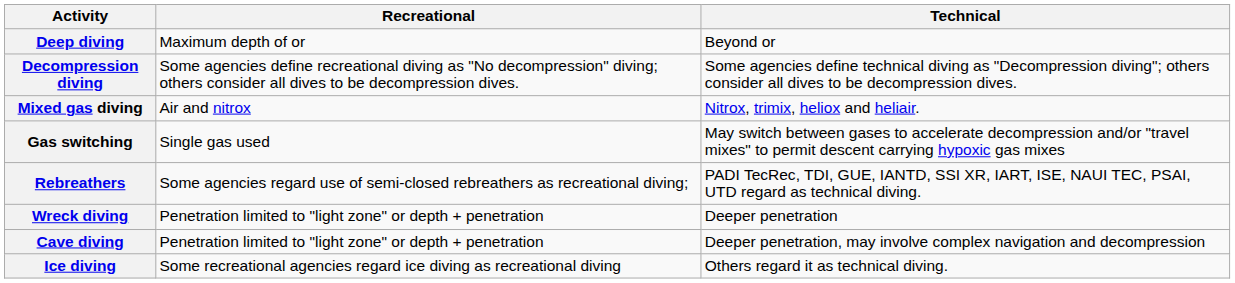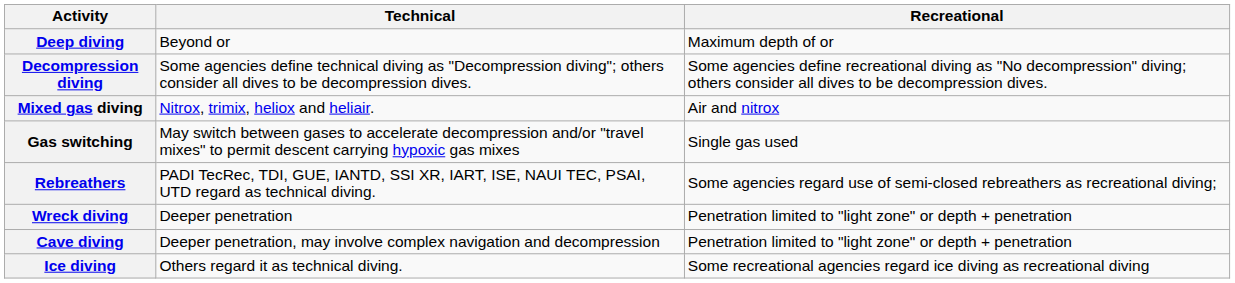columns swapped: (429, 16) <-> (965, 16)
